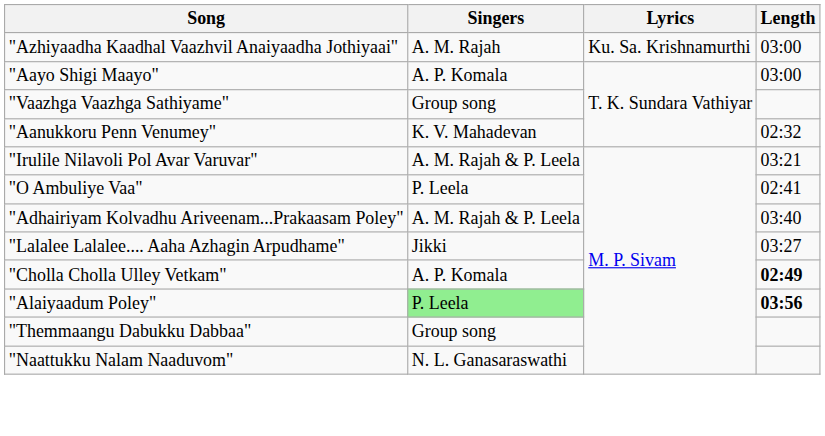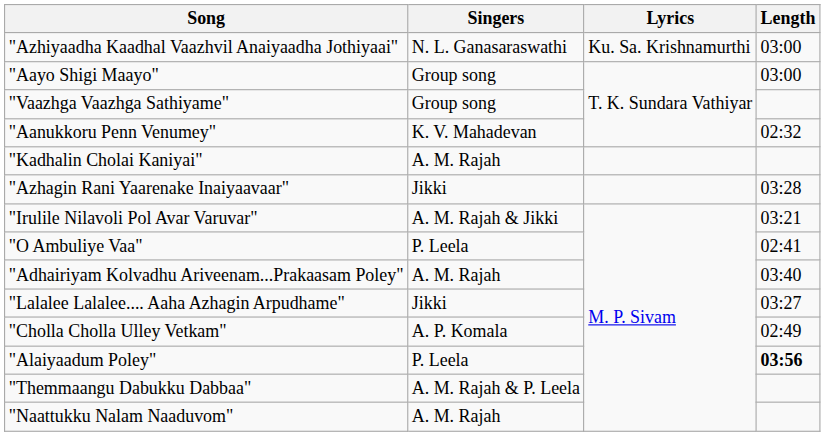(456, 47) A. M. Rajah -> (489, 47) N. L. Ganasaraswathi
(460, 75) A. P. Komala -> (454, 75) Group song
+ row: (106, 160)
+ row: (149, 189)
(496, 160) A. M. Rajah & P. Leela -> (485, 217) A. M. Rajah & Jikki
(496, 217) A. M. Rajah & P. Leela -> (456, 274) A. M. Rajah
(781, 274) bold -> (781, 331) normal
(440, 302) lightgreen background -> (440, 359) no background
(454, 331) Group song -> (496, 388) A. M. Rajah & P. Leela
(489, 359) N. L. Ganasaraswathi -> (456, 416) A. M. Rajah
